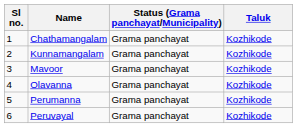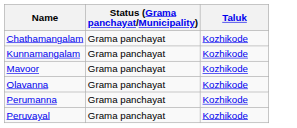- column: (16, 18)
